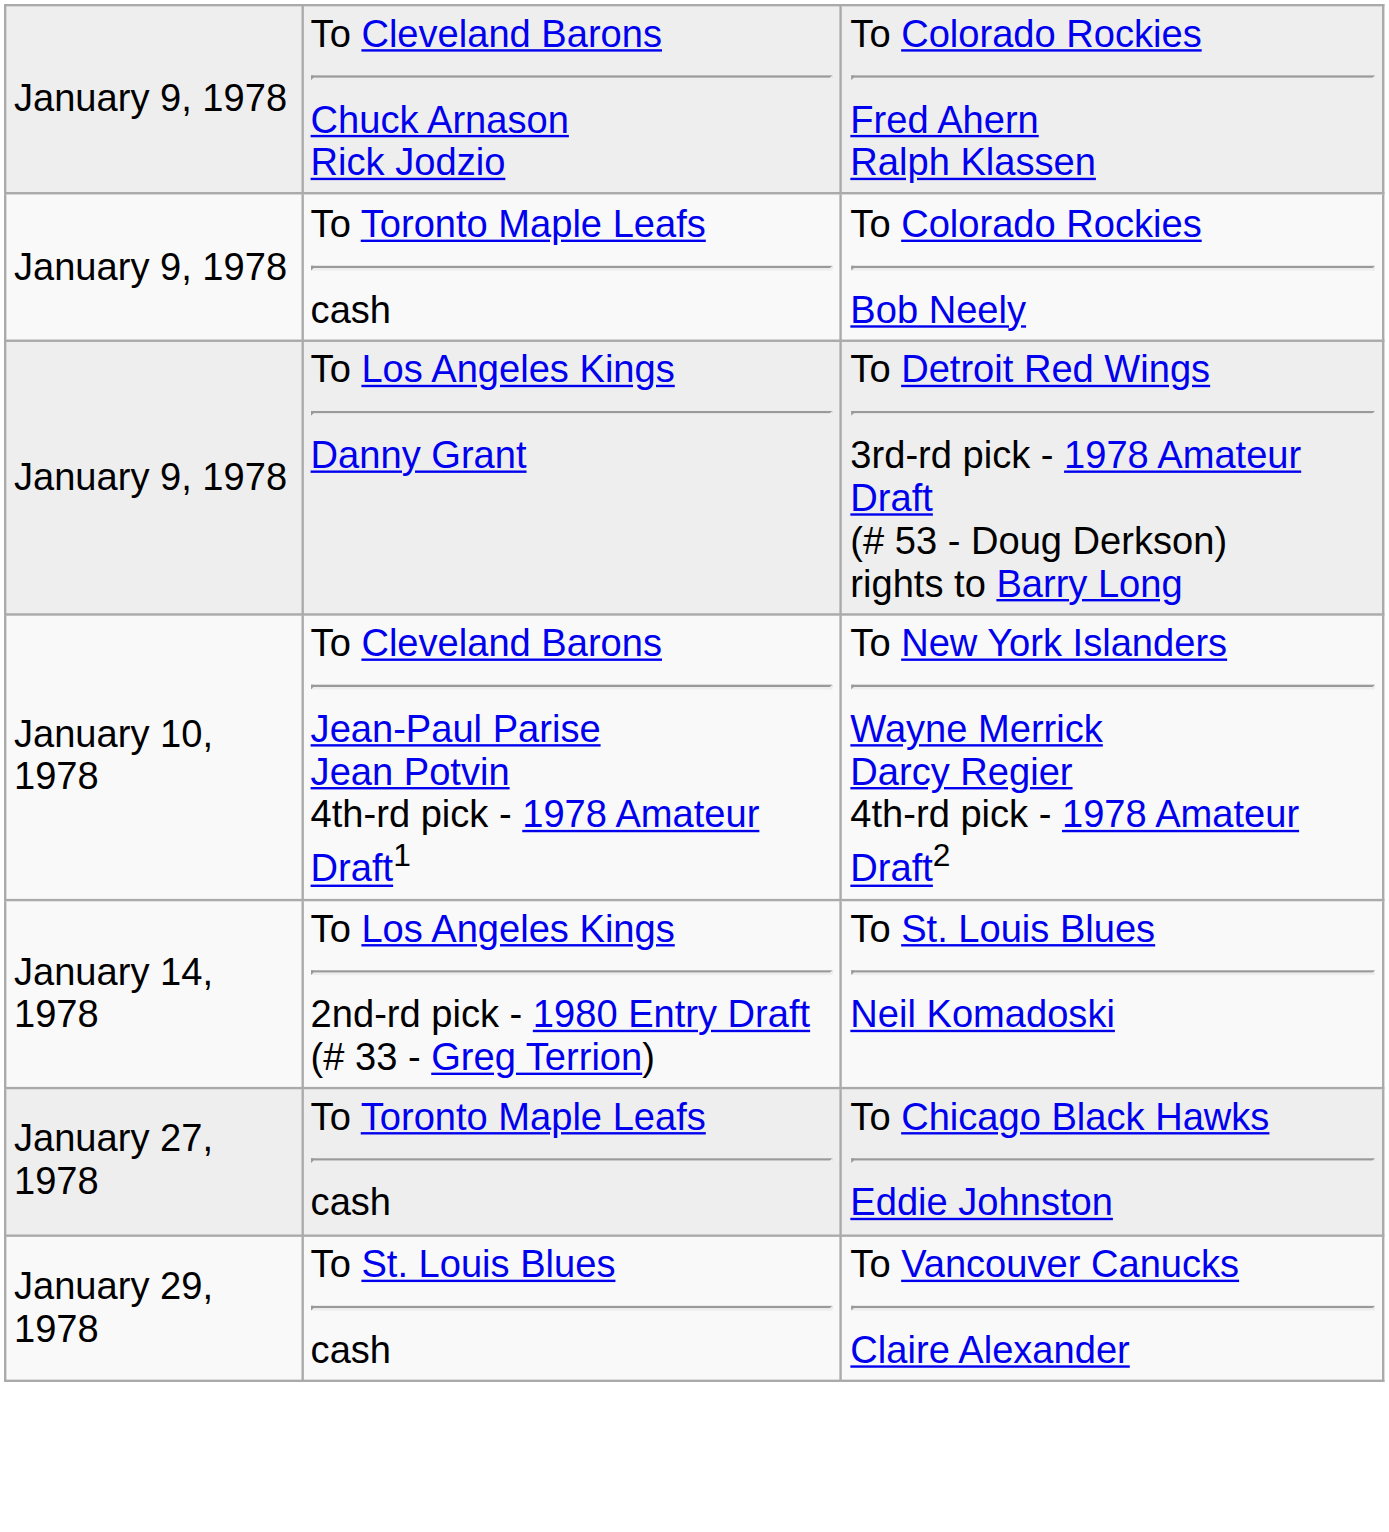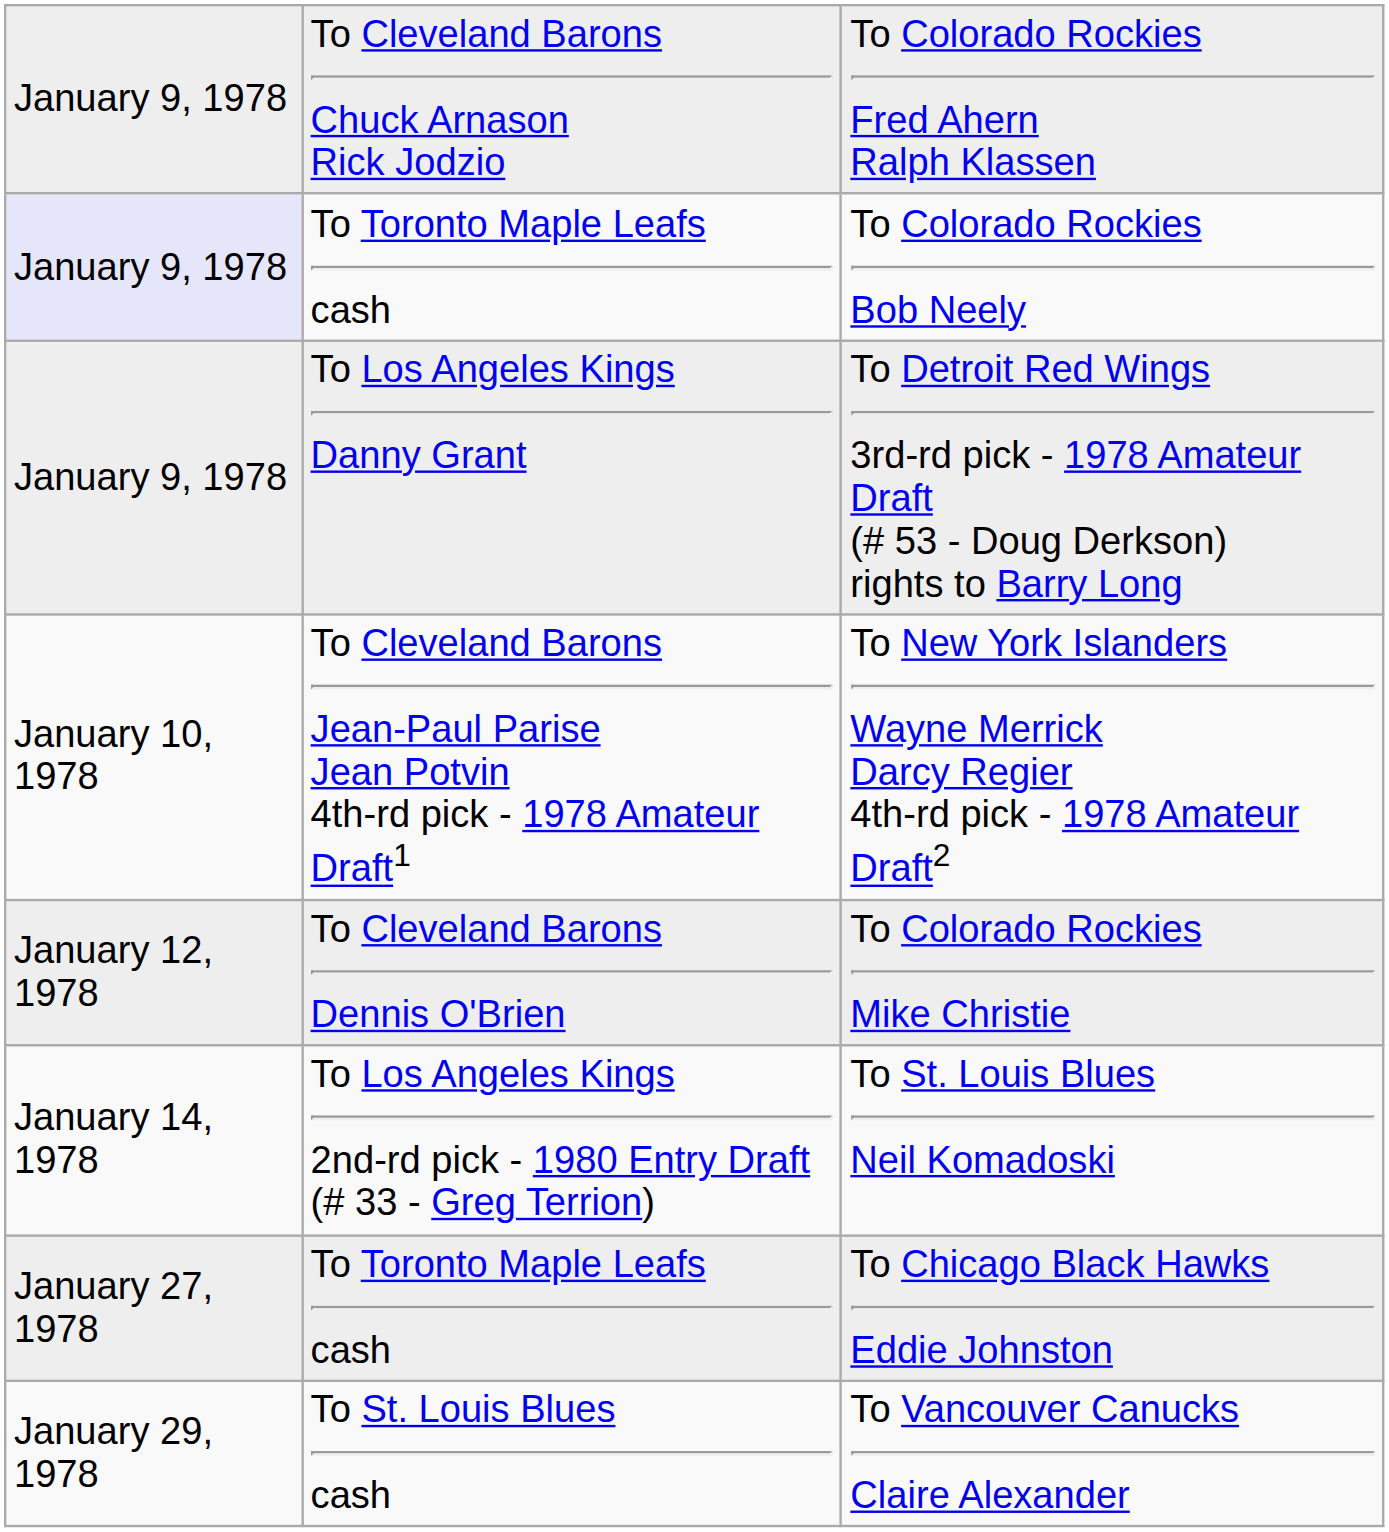(151, 266) no background -> (151, 266) lavender background
+ row: (1112, 972)
